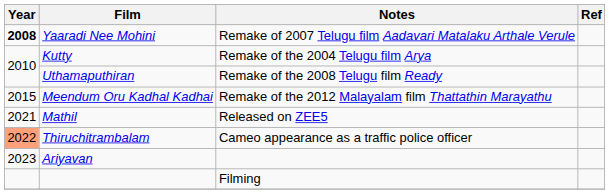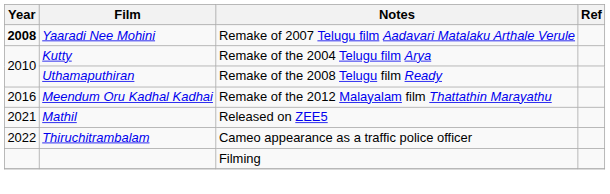(22, 96) 2015 -> (22, 96) 2016
(22, 138) lightsalmon background -> (22, 138) no background
- row: (67, 158)
